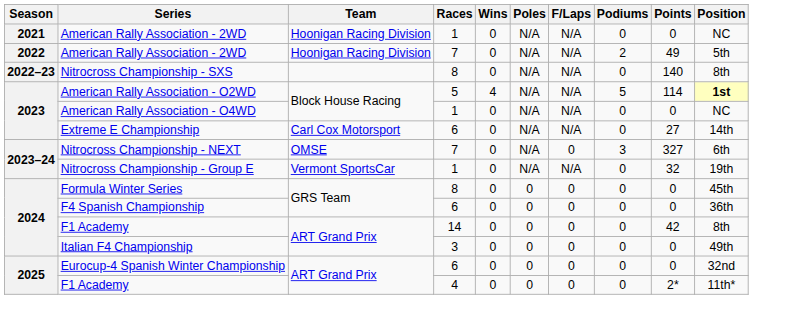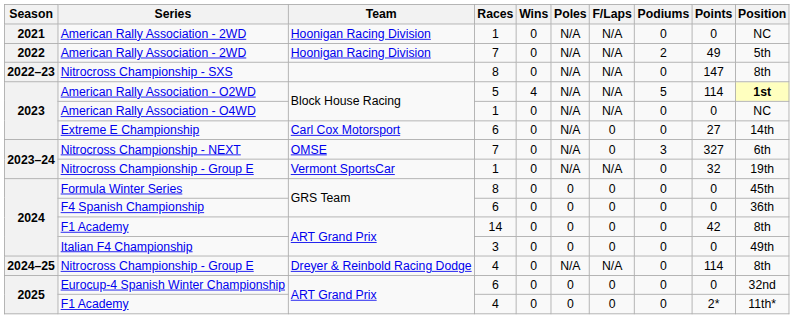(673, 72) 140 -> (714, 72) 147
(571, 131) N/A -> (612, 131) 0
+ row: (31, 266)
